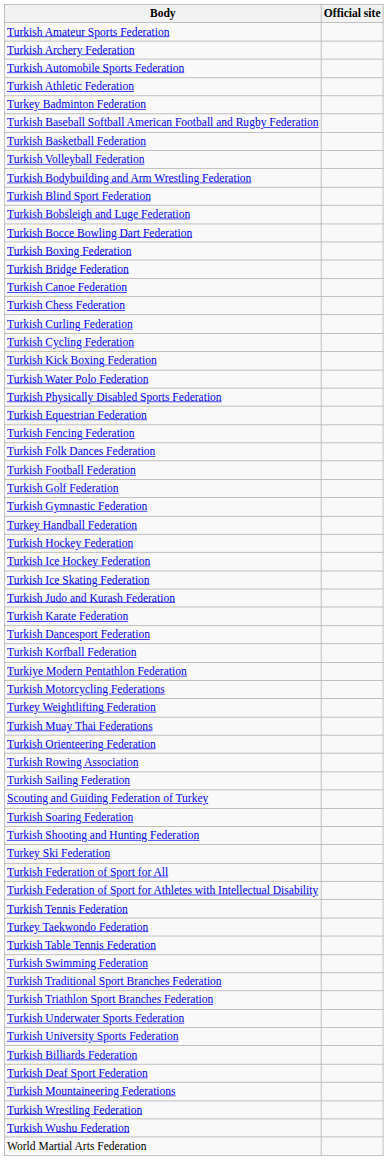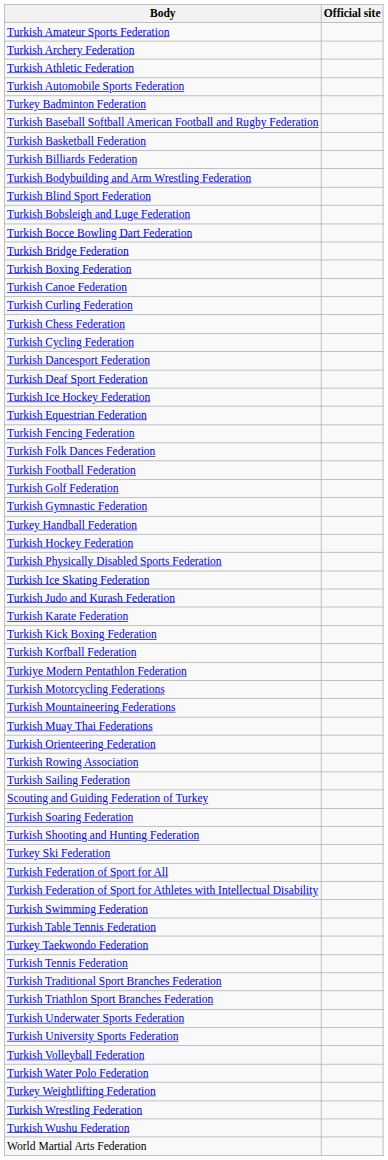rows swapped: (70, 86) <-> (96, 68)
rows swapped: (72, 1055) <-> (76, 159)
rows swapped: (69, 251) <-> (68, 269)
rows swapped: (66, 305) <-> (70, 324)
rows swapped: (78, 634) <-> (82, 360)
rows swapped: (77, 1073) <-> (78, 379)
rows swapped: (114, 397) <-> (79, 561)
rows swapped: (91, 1091) <-> (81, 707)
rows swapped: (78, 963) <-> (67, 908)
rows swapped: (81, 945) <-> (78, 927)
